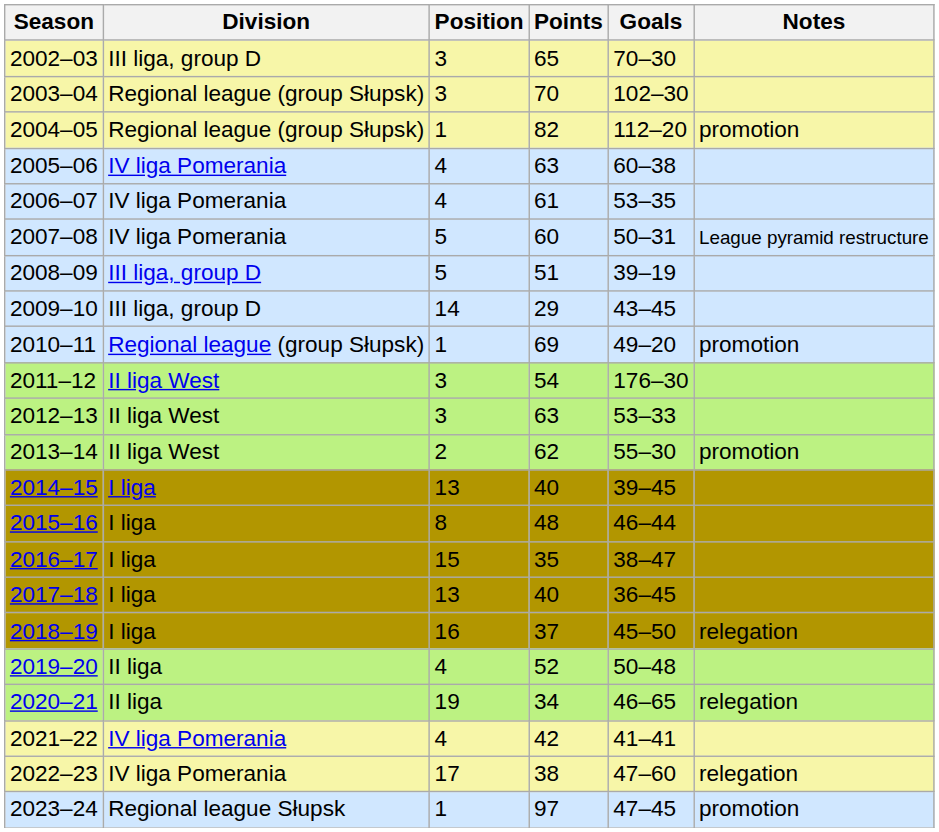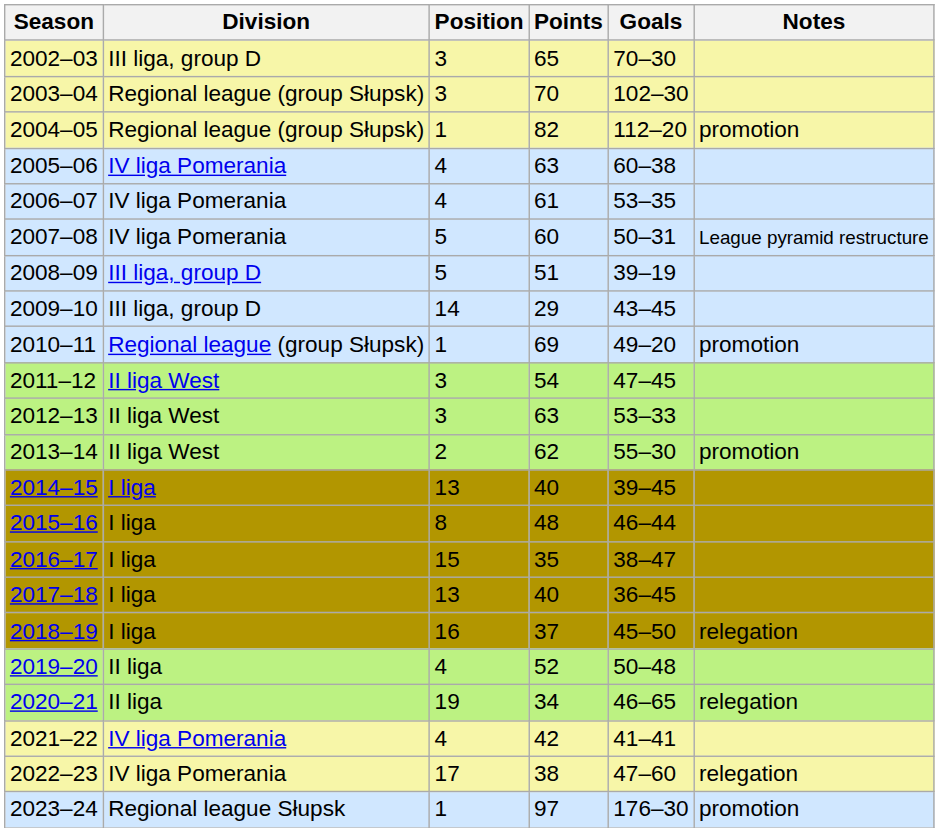(651, 380) 176–30 -> (645, 380) 47–45
(645, 809) 47–45 -> (651, 809) 176–30
